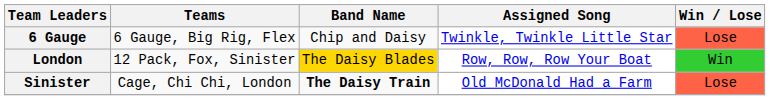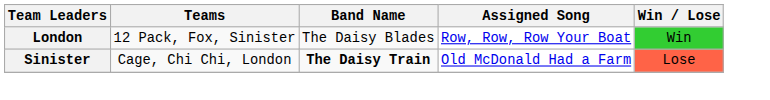- row: (57, 38)
(368, 61) gold background -> (368, 38) no background
